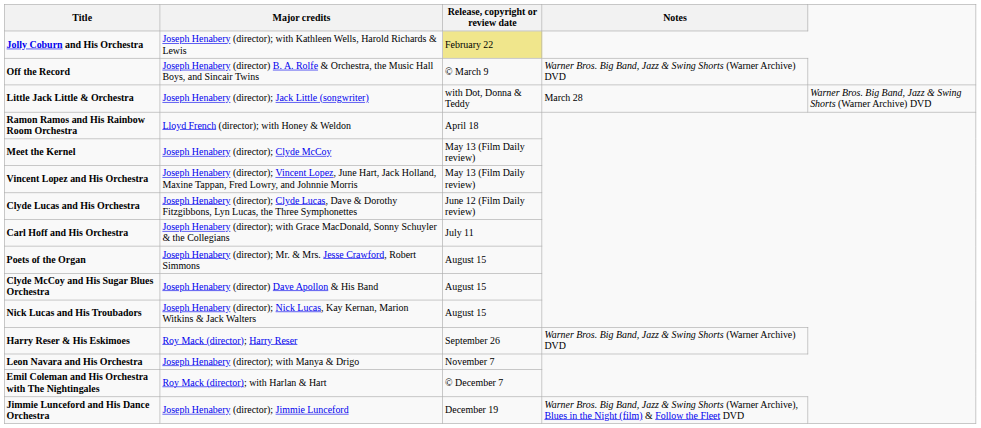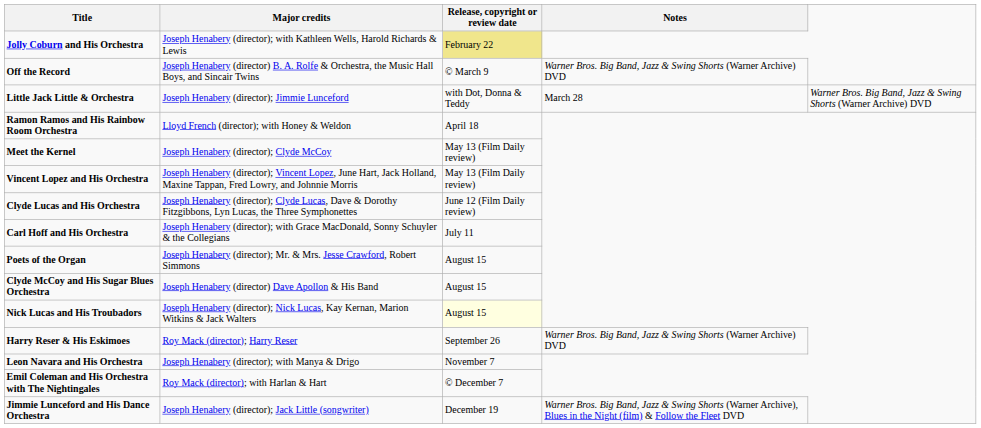(266, 98) Joseph Henabery (director); Jack Little (songwriter) -> (256, 98) Joseph Henabery (director); Jimmie Lunceford
(466, 313) no background -> (466, 313) lightyellow background
(256, 410) Joseph Henabery (director); Jimmie Lunceford -> (266, 410) Joseph Henabery (director); Jack Little (songwriter)
